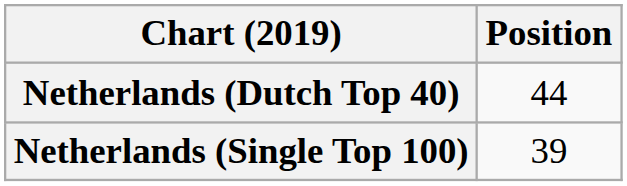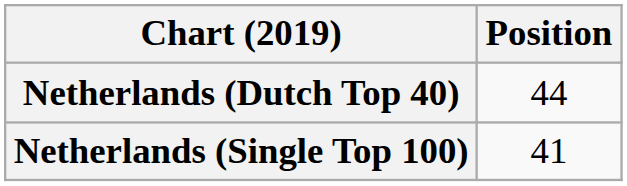(549, 150) 39 -> (549, 150) 41
